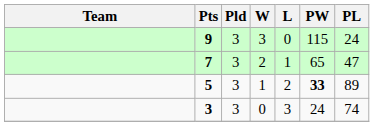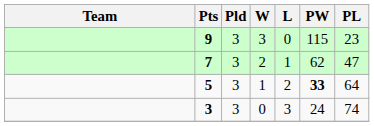(352, 39) 24 -> (352, 39) 23
(317, 62) 65 -> (317, 62) 62
(352, 86) 89 -> (352, 86) 64
